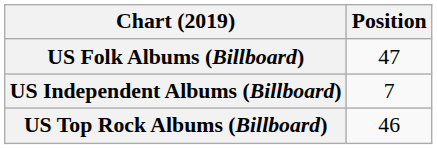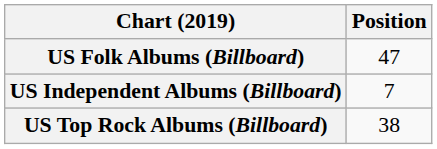(389, 125) 46 -> (389, 125) 38
